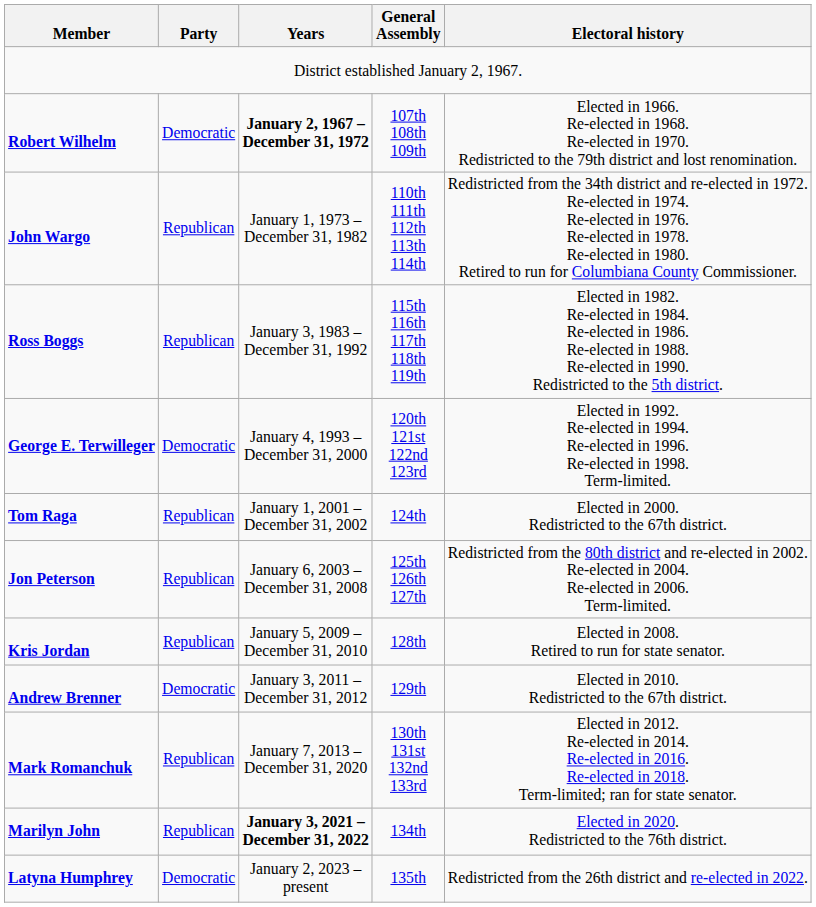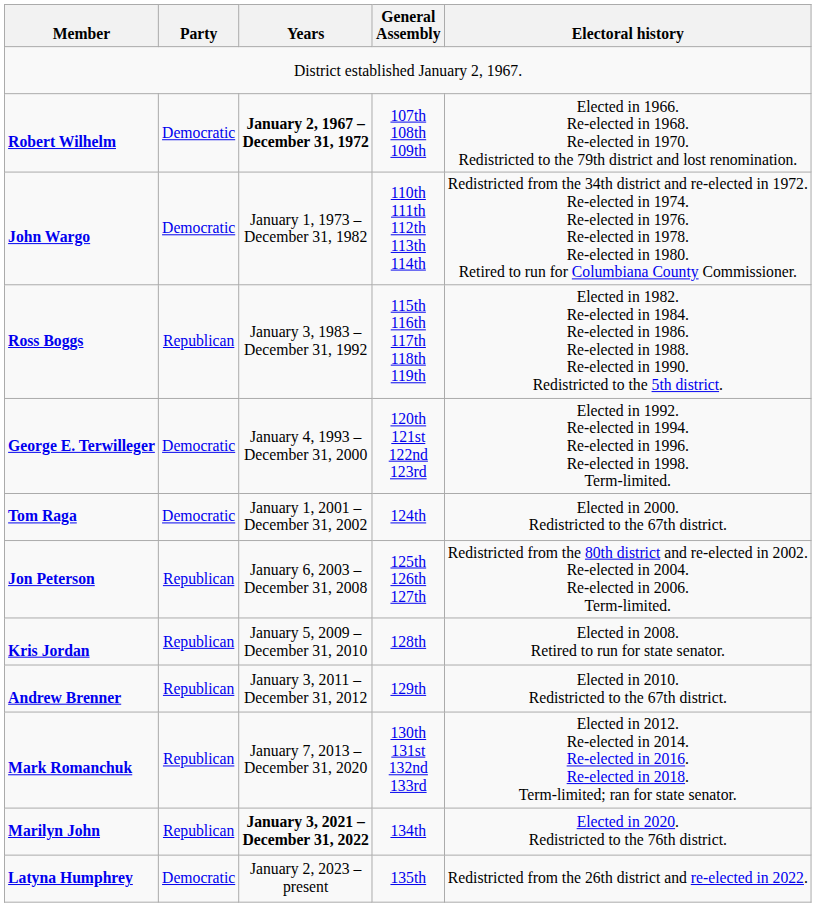(199, 228) Republican -> (199, 228) Democratic
(199, 516) Republican -> (199, 516) Democratic
(199, 688) Democratic -> (199, 688) Republican
